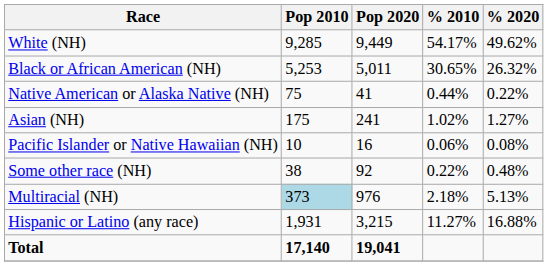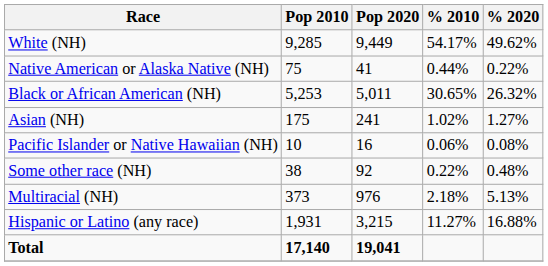rows swapped: (115, 68) <-> (139, 94)
(297, 196) lightblue background -> (297, 196) no background
